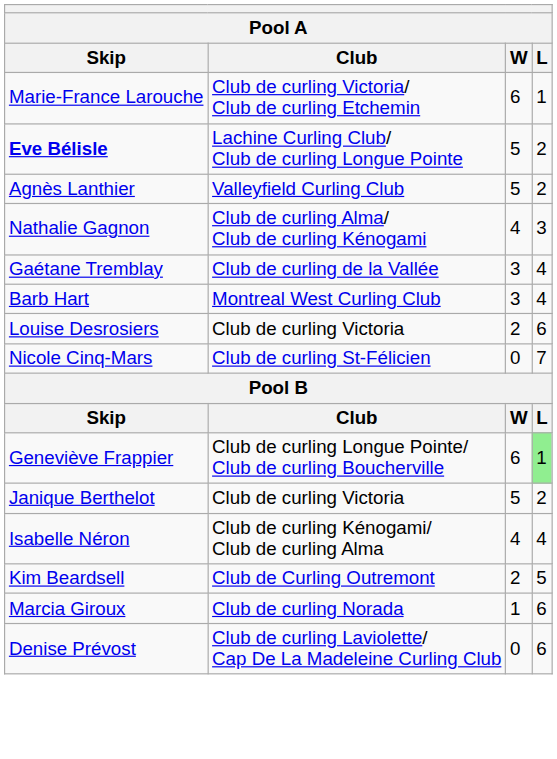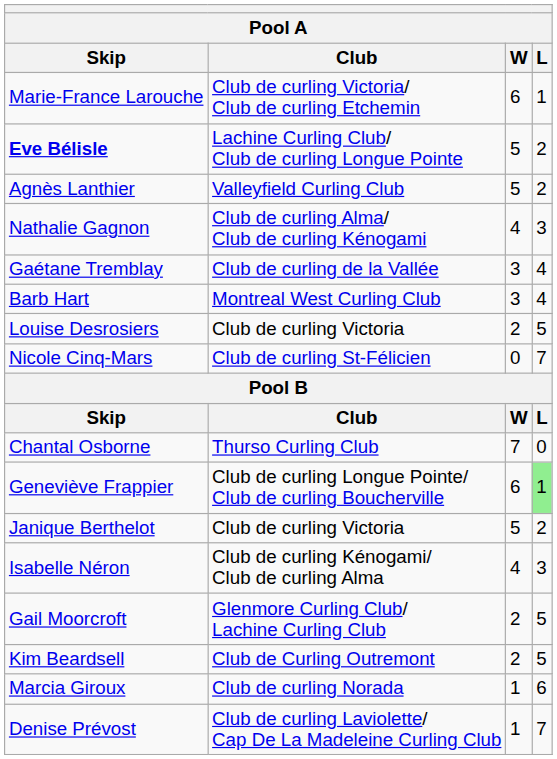(542, 328) 6 -> (542, 328) 5
+ row: (80, 447)
(542, 538) 4 -> (542, 568) 3
+ row: (68, 618)
(515, 648) 0 -> (515, 728) 1
(542, 648) 6 -> (542, 728) 7
